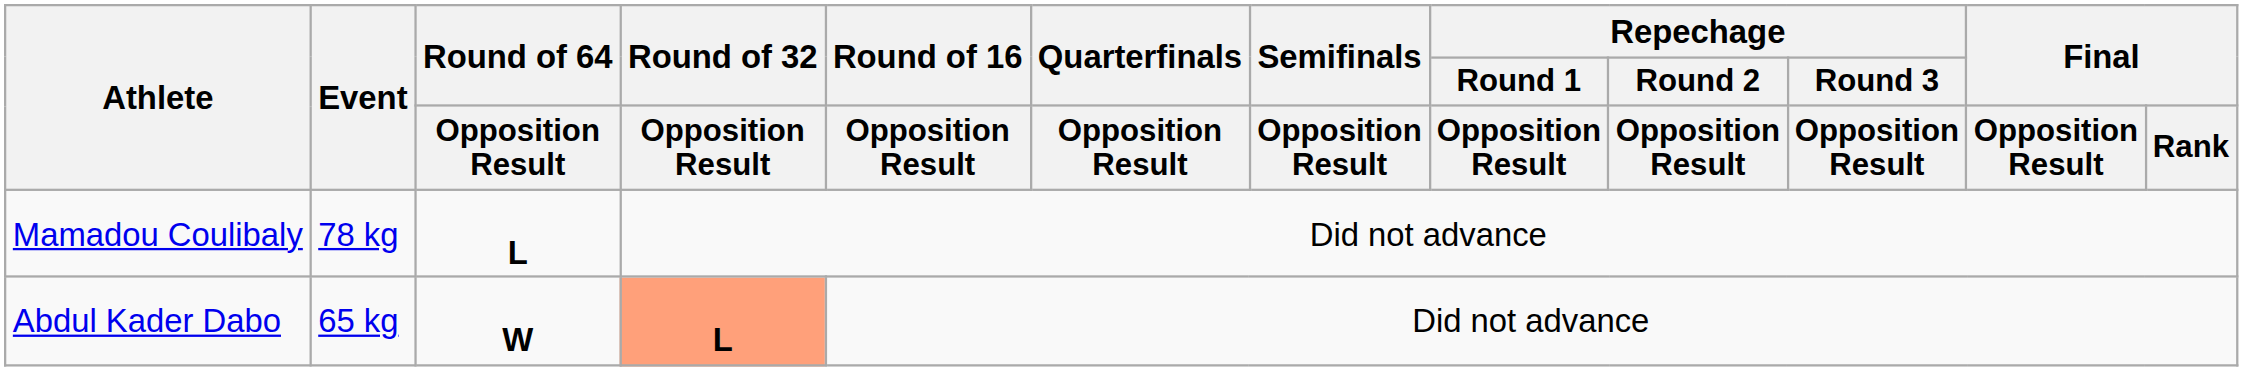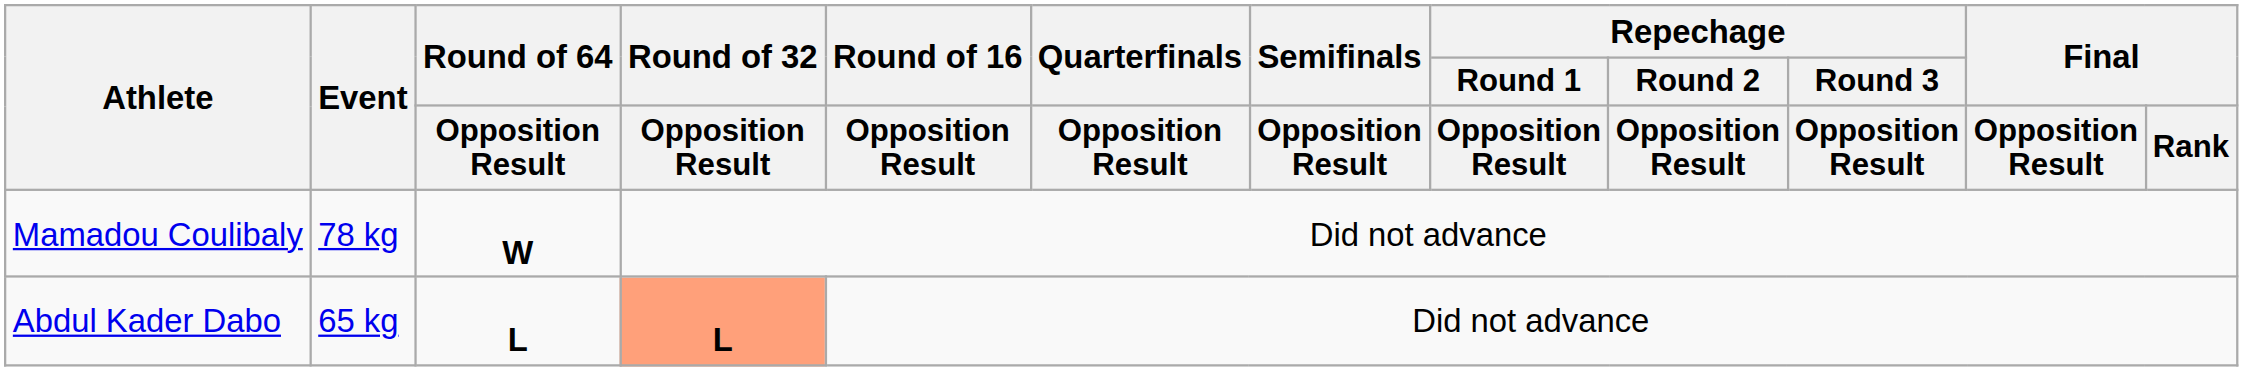(518, 252) L -> (518, 252) W
(518, 340) W -> (518, 340) L
